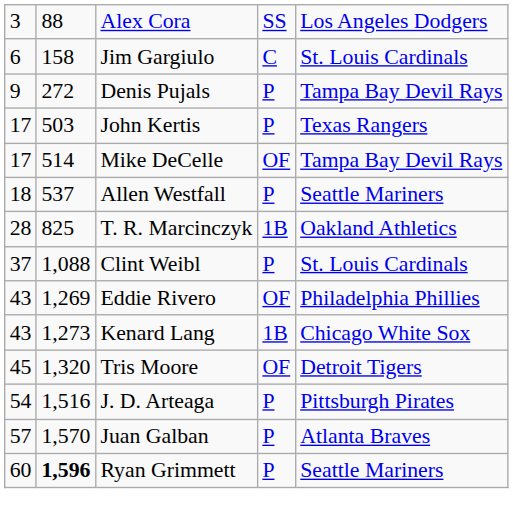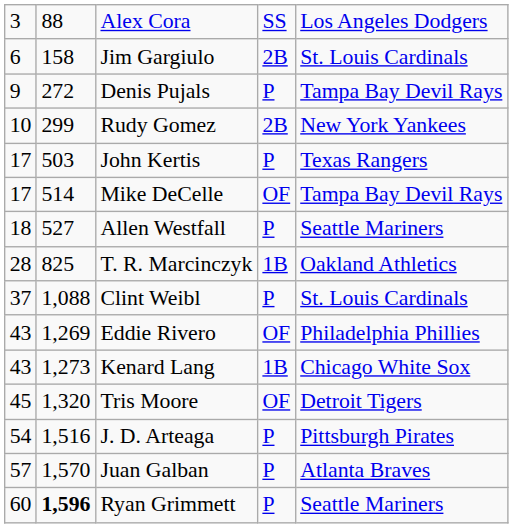(270, 56) C -> (275, 56) 2B
+ row: (158, 125)
(58, 194) 537 -> (58, 228) 527
